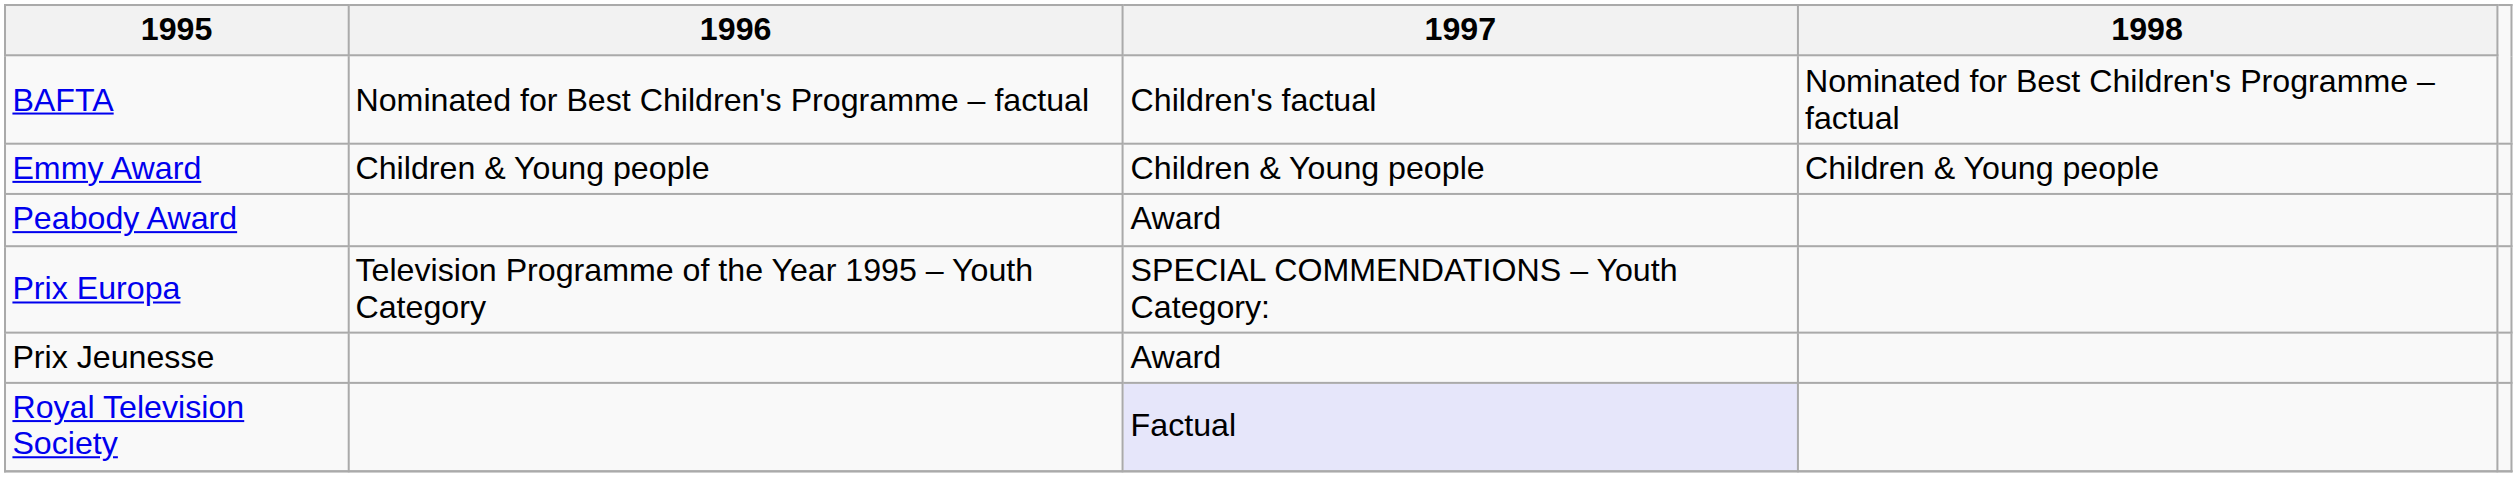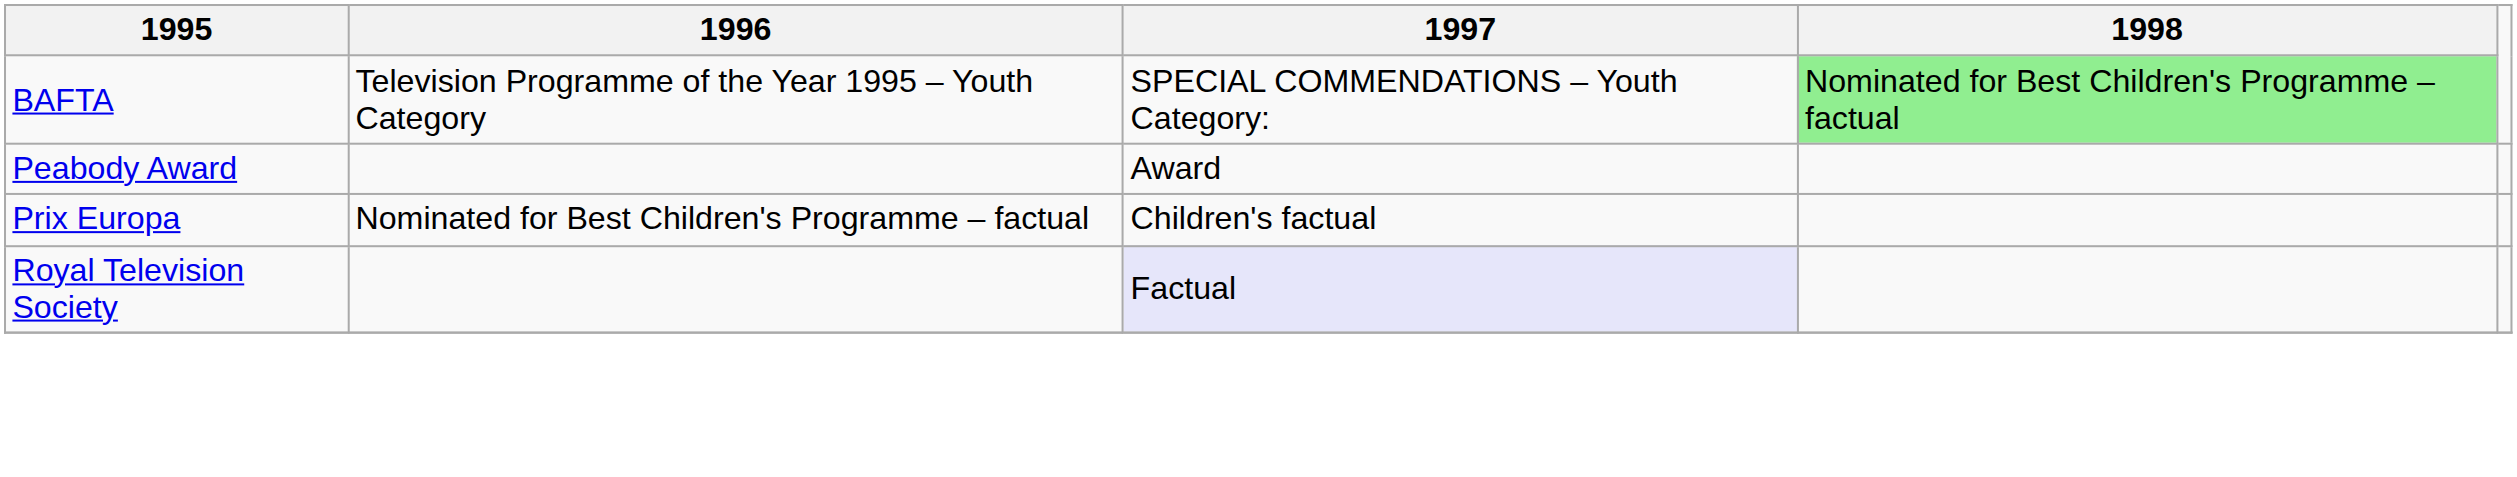(722, 99) Nominated for Best Children's Programme – factual -> (694, 99) Television Programme of the Year 1995 – Youth Category
(1253, 99) Children's factual -> (1404, 99) SPECIAL COMMENDATIONS – Youth Category:
(2120, 99) no background -> (2120, 99) lightgreen background
- row: (107, 168)
(694, 288) Television Programme of the Year 1995 – Youth Category -> (722, 219) Nominated for Best Children's Programme – factual
(1404, 288) SPECIAL COMMENDATIONS – Youth Category: -> (1253, 219) Children's factual
- row: (113, 357)
